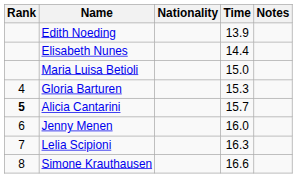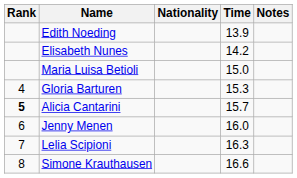(237, 51) 14.4 -> (237, 51) 14.2
